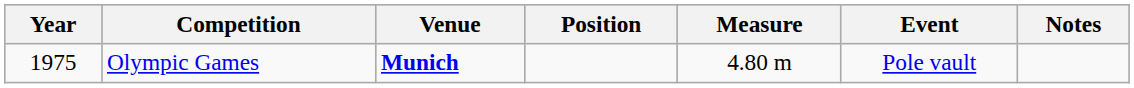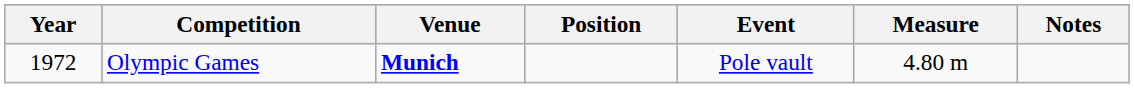columns swapped: (929, 24) <-> (760, 24)
(53, 62) 1975 -> (53, 62) 1972
